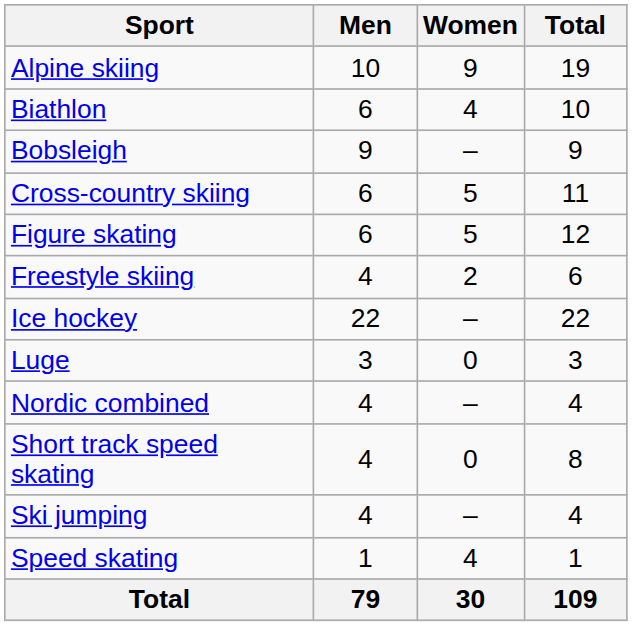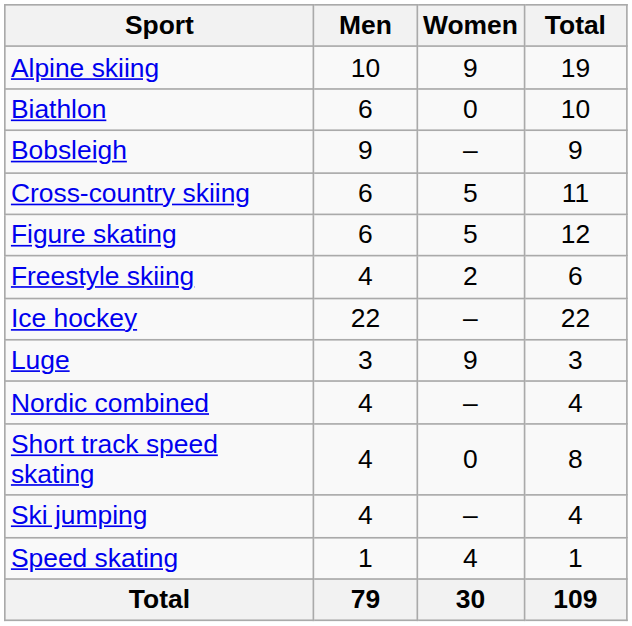(470, 109) 4 -> (470, 109) 0
(470, 360) 0 -> (470, 360) 9
